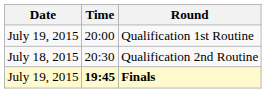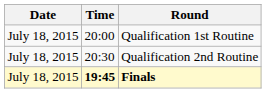(43, 35) July 19, 2015 -> (43, 35) July 18, 2015
(43, 77) July 19, 2015 -> (43, 77) July 18, 2015
